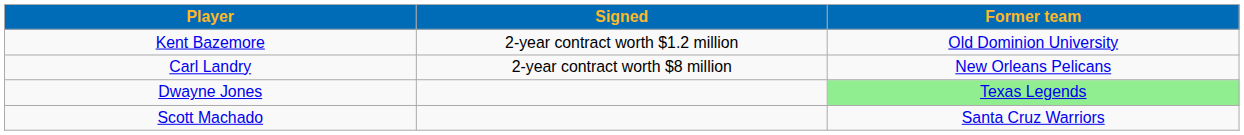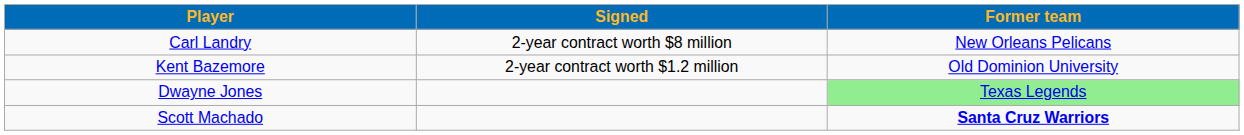rows swapped: (210, 42) <-> (210, 67)
(1033, 117) normal -> (1033, 117) bold
